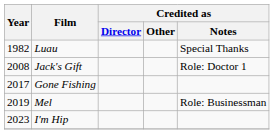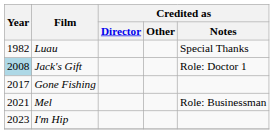(18, 66) no background -> (18, 66) lightblue background
(18, 102) 2019 -> (18, 102) 2021
